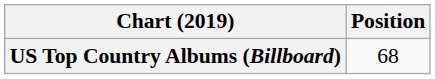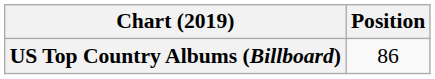(388, 55) 68 -> (388, 55) 86
